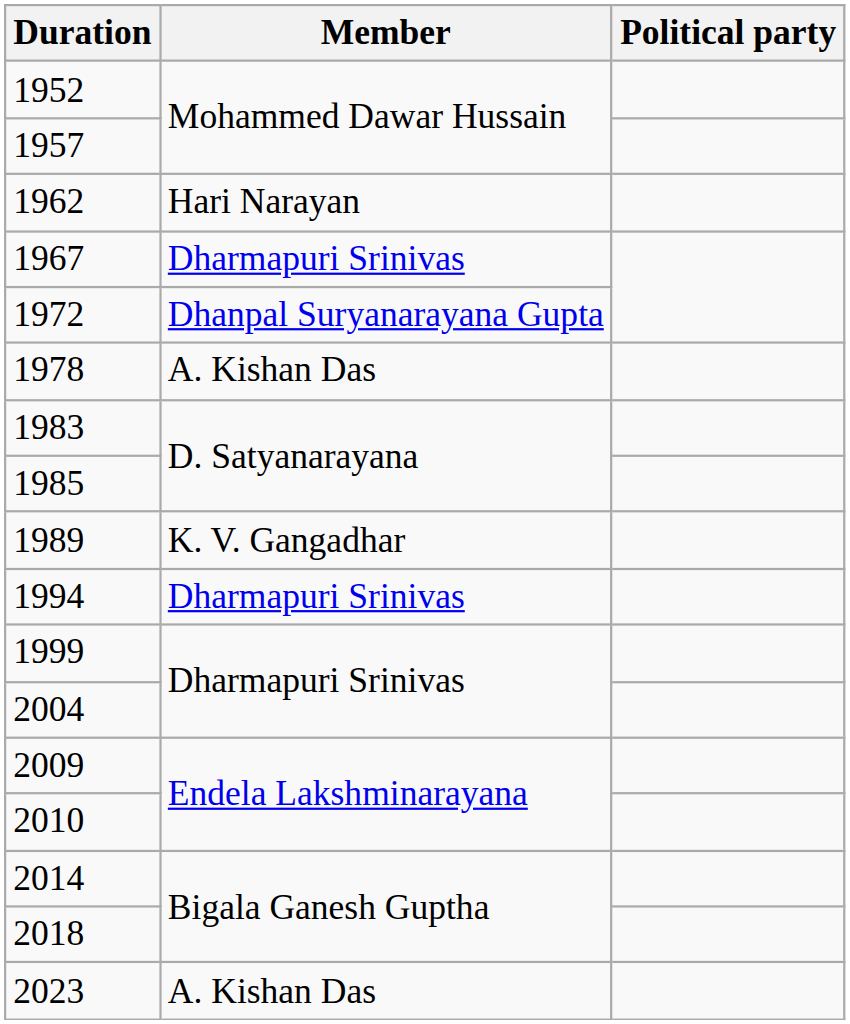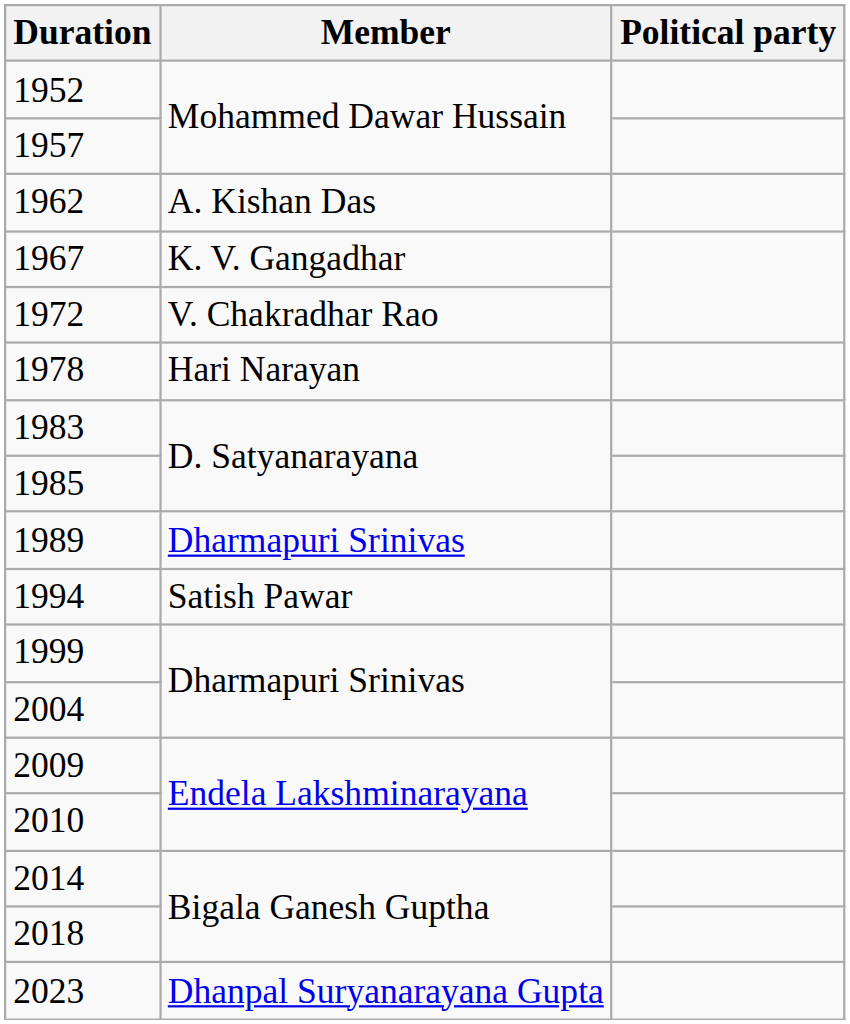(264, 201) Hari Narayan -> (272, 201) A. Kishan Das
(316, 257) Dharmapuri Srinivas -> (287, 257) K. V. Gangadhar
(386, 314) Dhanpal Suryanarayana Gupta -> (303, 314) V. Chakradhar Rao
(272, 370) A. Kishan Das -> (264, 370) Hari Narayan
(287, 539) K. V. Gangadhar -> (316, 539) Dharmapuri Srinivas
(316, 595) Dharmapuri Srinivas -> (260, 595) Satish Pawar
(272, 990) A. Kishan Das -> (386, 990) Dhanpal Suryanarayana Gupta
